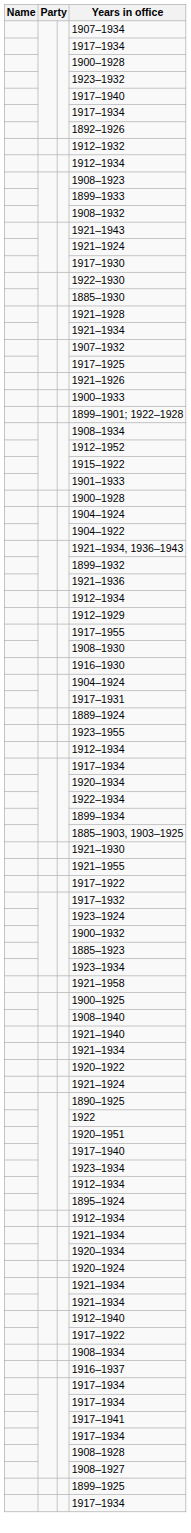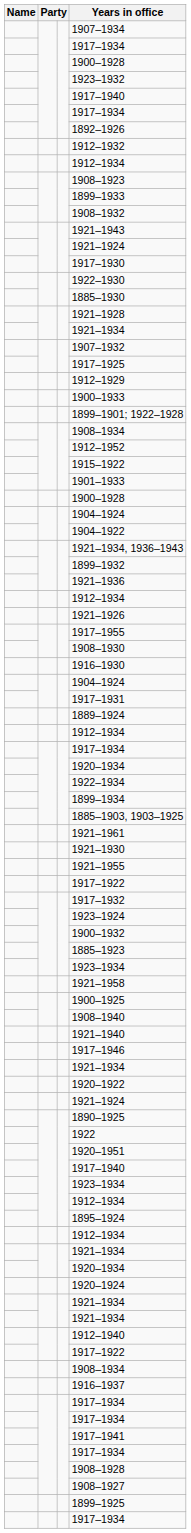rows swapped: (21, 616) <-> (21, 381)
- row: (21, 733)
+ row: (21, 833)
+ row: (21, 1051)
